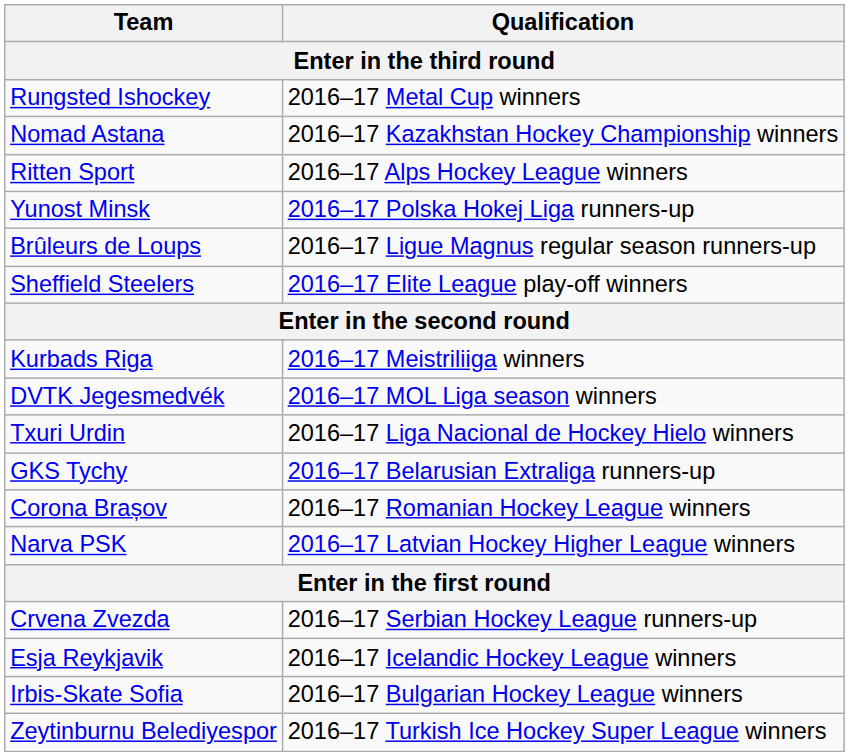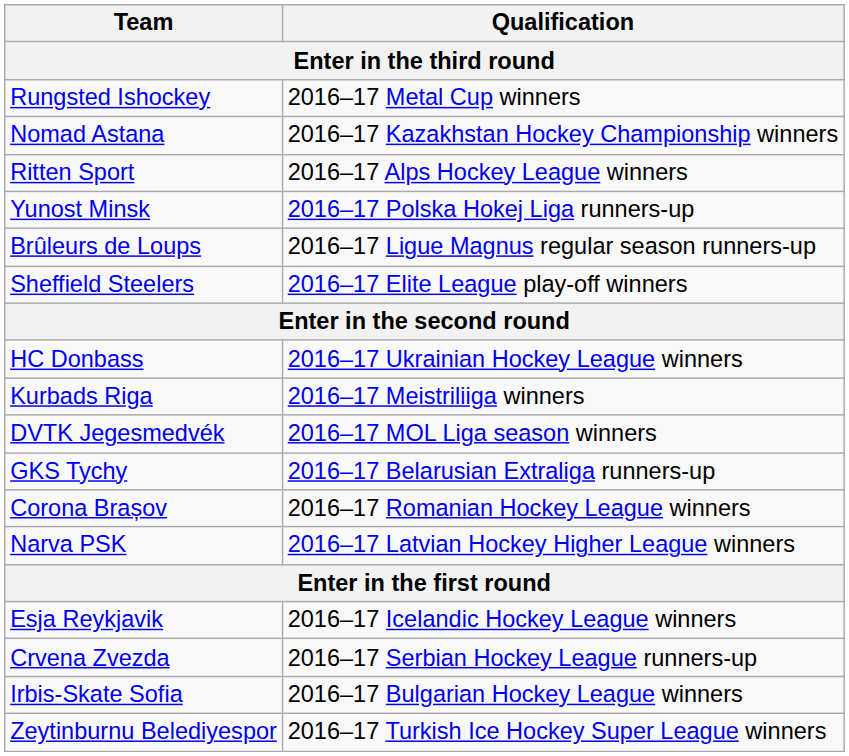+ row: (77, 358)
- row: (68, 433)
rows swapped: (90, 619) <-> (87, 657)
